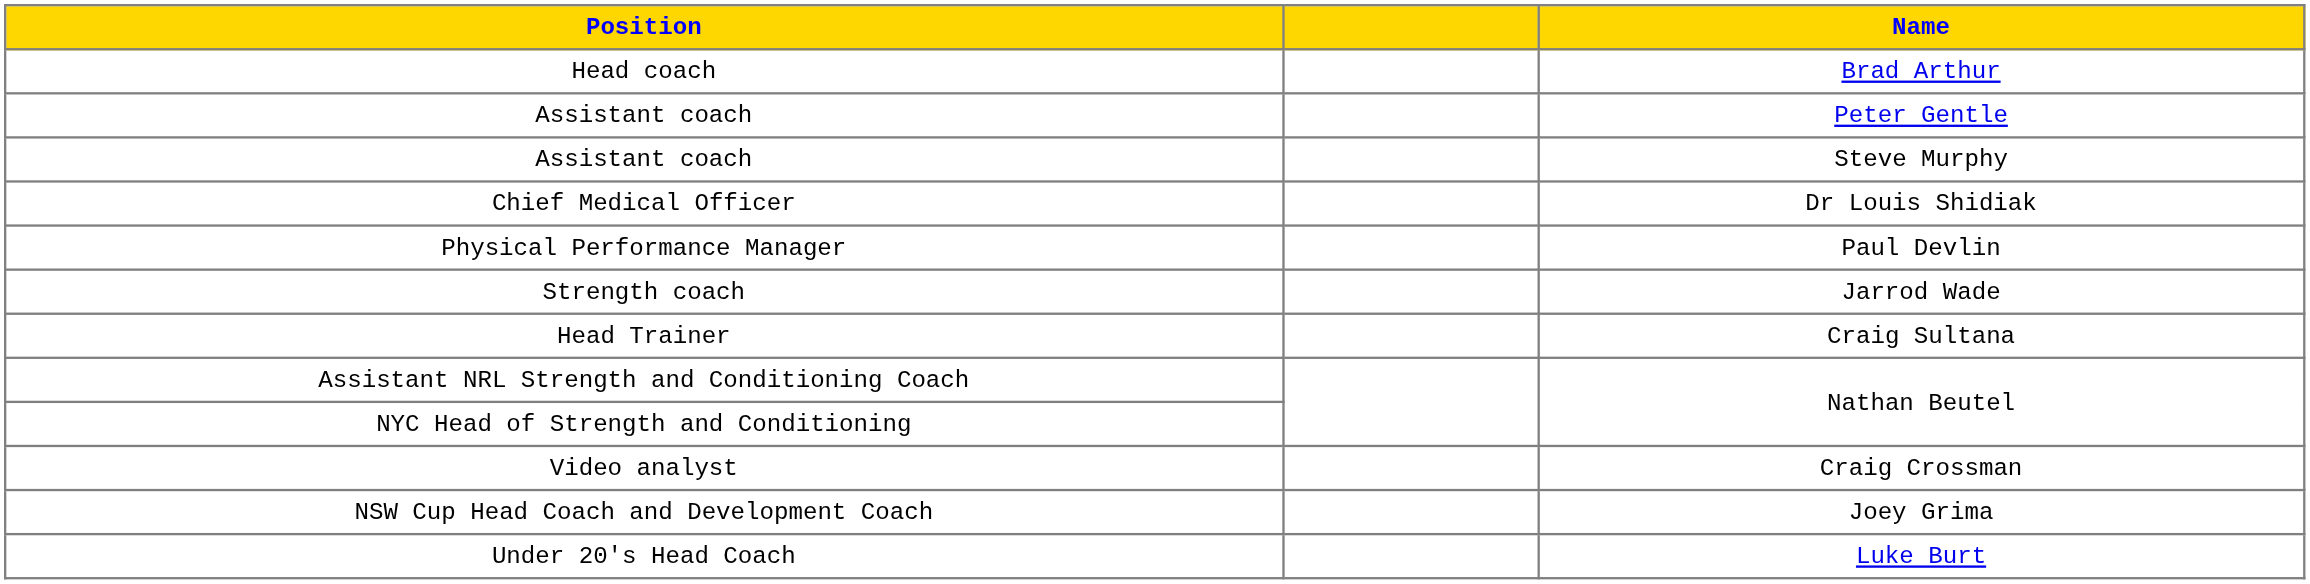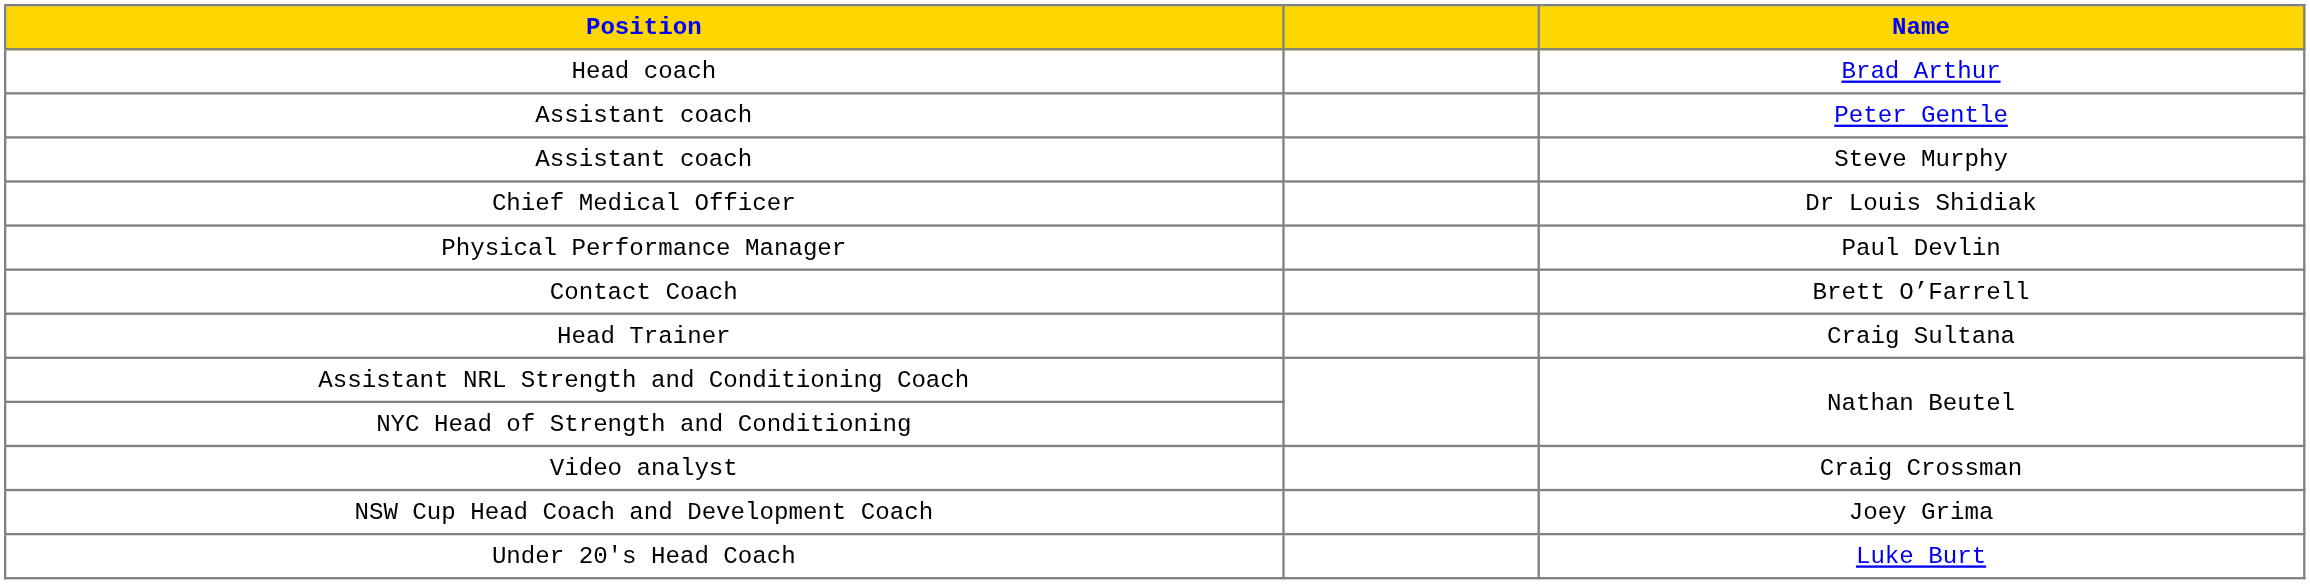- row: (644, 292)
+ row: (644, 292)
